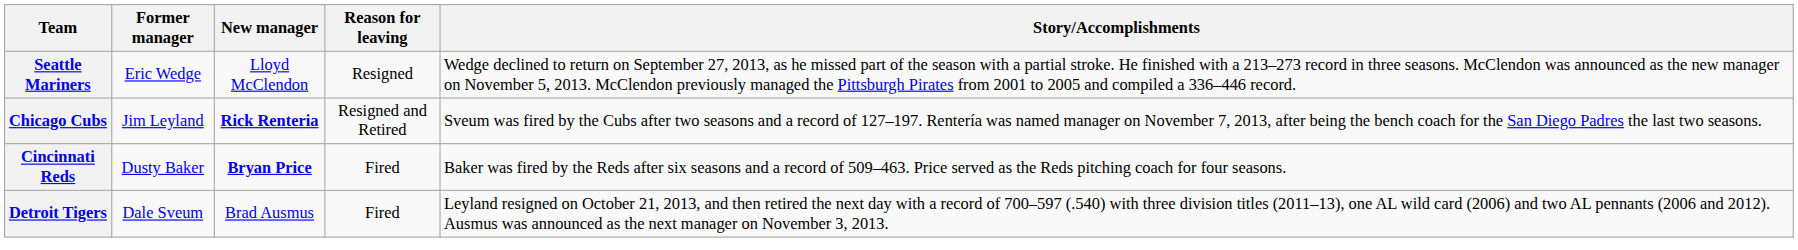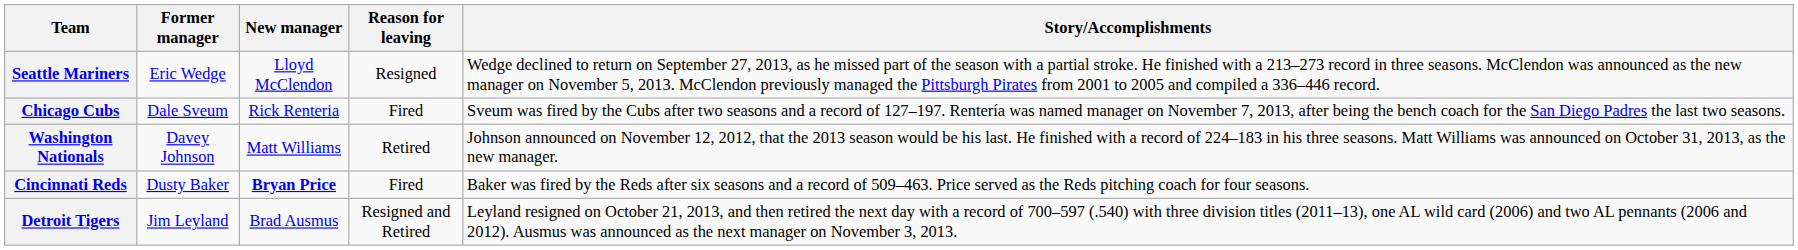(163, 121) Jim Leyland -> (188, 111) Dale Sveum
(270, 121) bold -> (294, 111) normal
(382, 121) Resigned and Retired -> (406, 111) Fired
+ row: (71, 148)
(163, 213) Dale Sveum -> (188, 221) Jim Leyland
(382, 213) Fired -> (406, 221) Resigned and Retired
